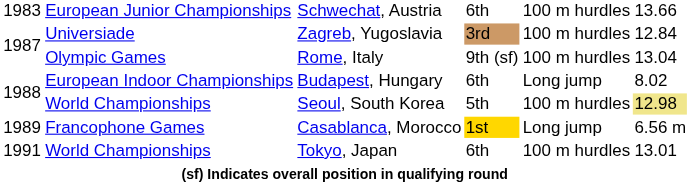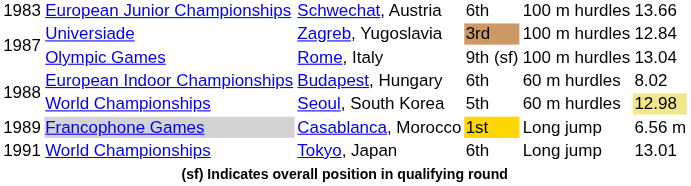(562, 80) Long jump -> (572, 80) 60 m hurdles
(576, 103) 100 m hurdles -> (572, 103) 60 m hurdles
(125, 127) no background -> (125, 127) lightgrey background
(576, 150) 100 m hurdles -> (562, 150) Long jump
